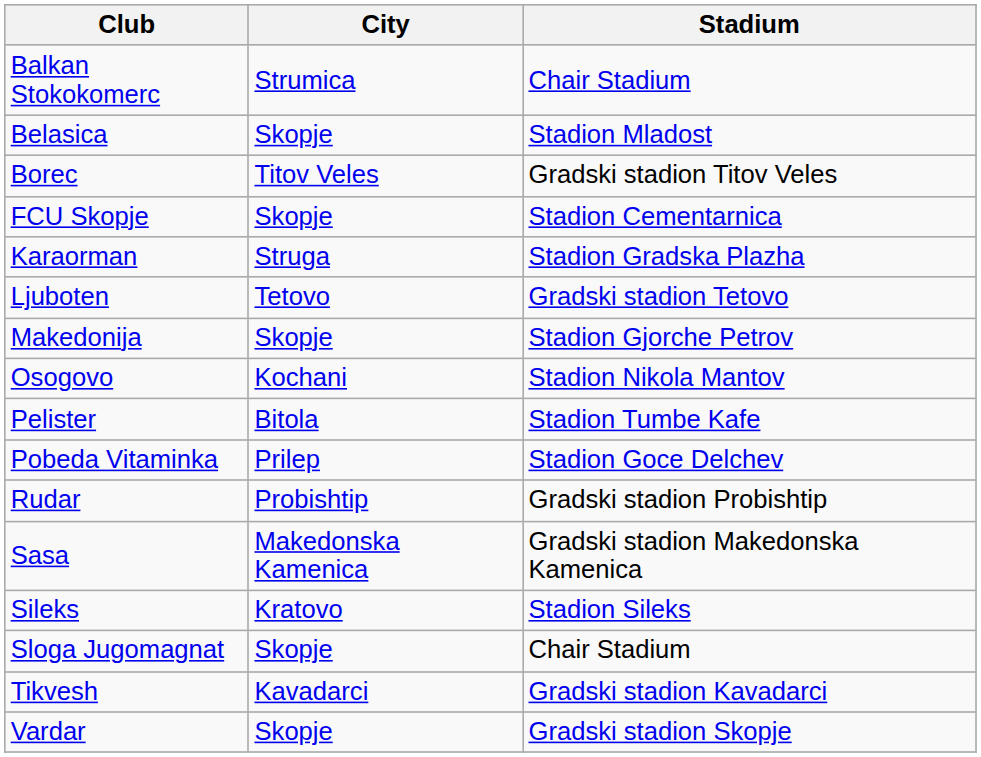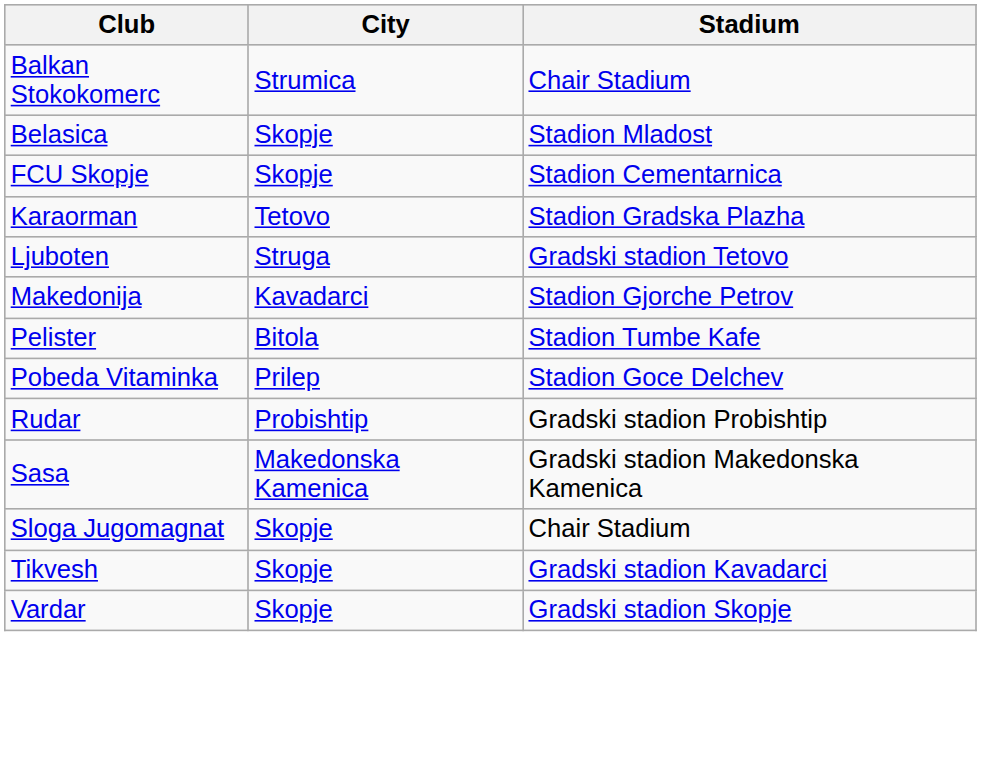- row: (44, 175)
(292, 256) Struga -> (292, 216) Tetovo
(292, 297) Tetovo -> (292, 256) Struga
(294, 337) Skopje -> (311, 297) Kavadarci
- row: (62, 378)
- row: (45, 610)
(311, 691) Kavadarci -> (294, 569) Skopje
